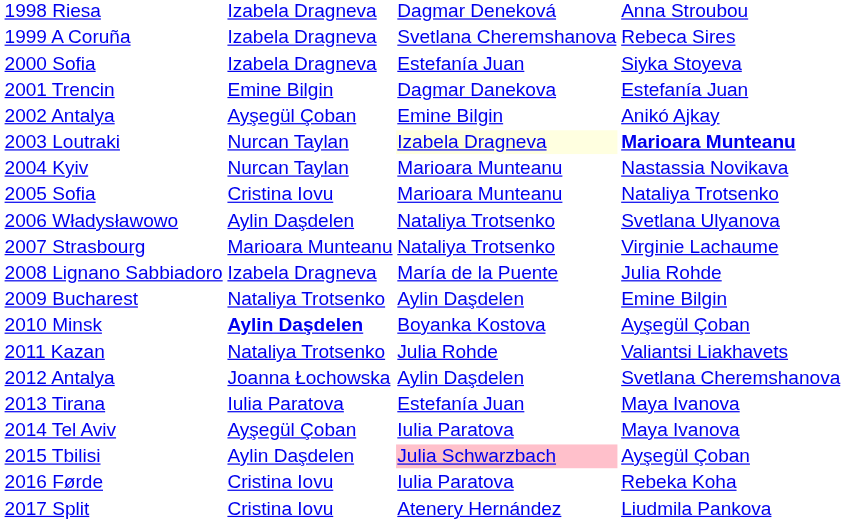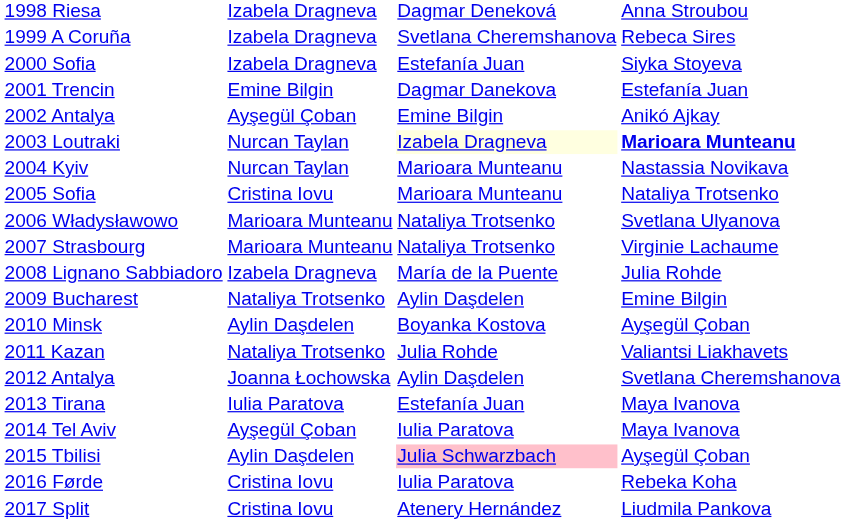(291, 220) Aylin Daşdelen -> (310, 220) Marioara Munteanu
(295, 325) bold -> (291, 325) normal
